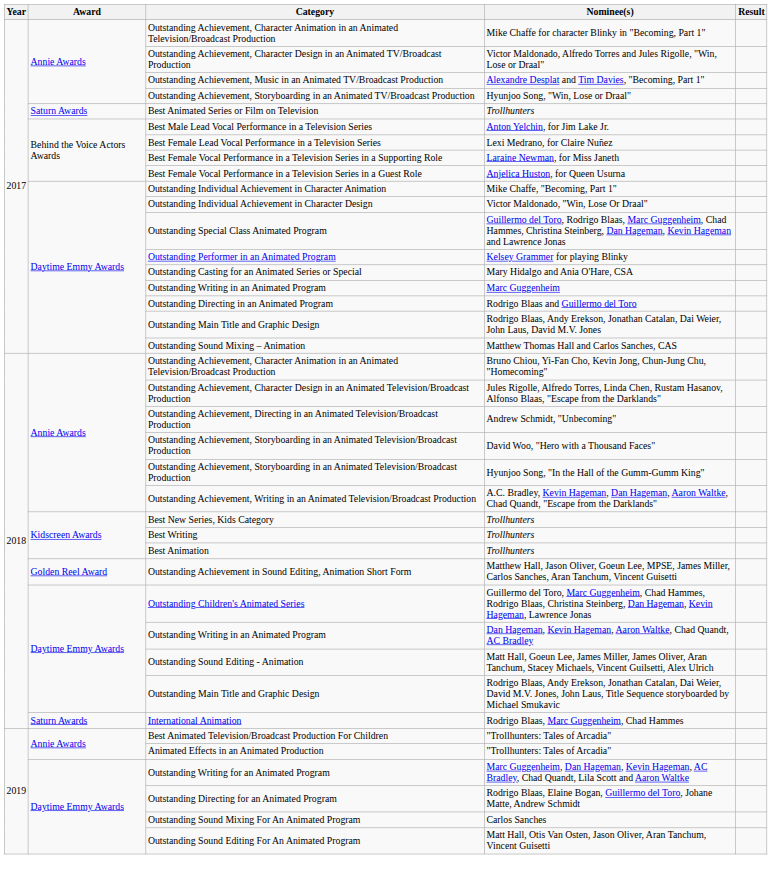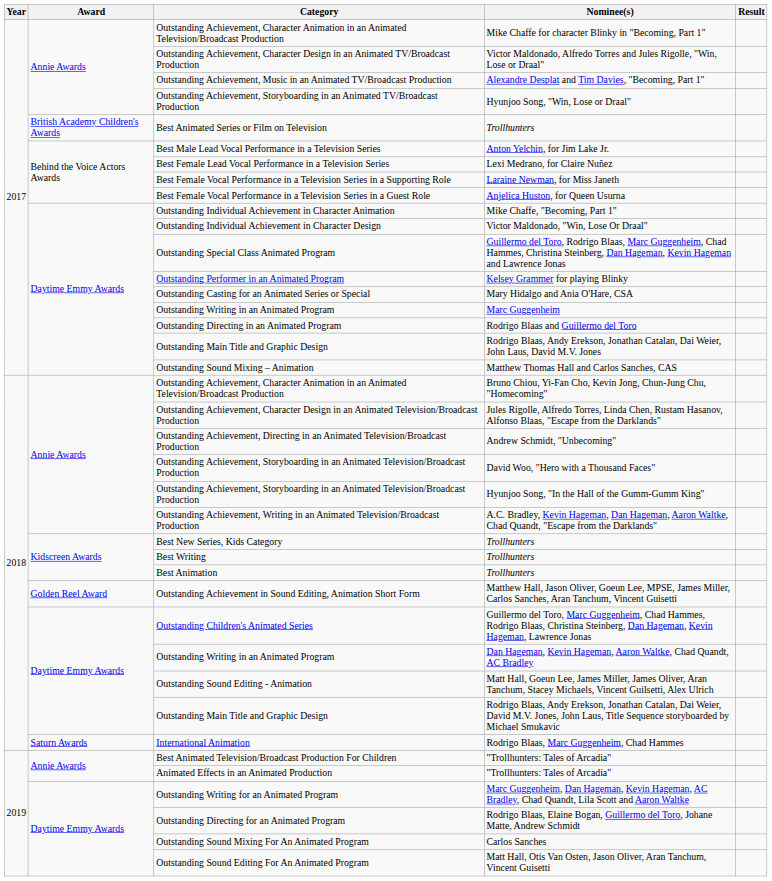(59, 111) Saturn Awards -> (85, 128) British Academy Children's Awards
